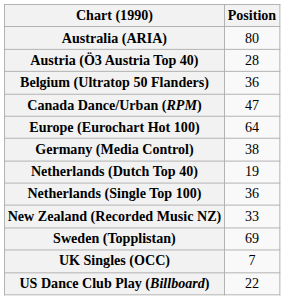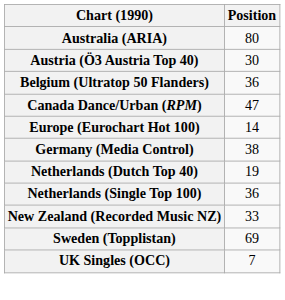(252, 60) 28 -> (252, 60) 30
(252, 127) 64 -> (252, 127) 14
- row: (114, 283)
